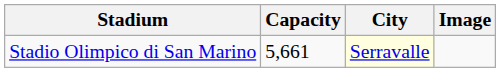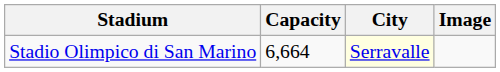(287, 51) 5,661 -> (287, 51) 6,664
